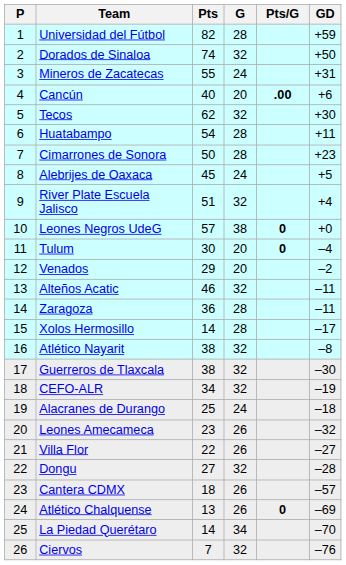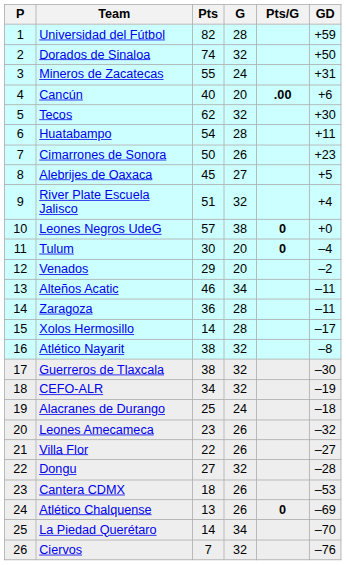(240, 154) 28 -> (240, 154) 26
(240, 174) 24 -> (240, 174) 27
(240, 289) 32 -> (240, 289) 34
(325, 489) –57 -> (325, 489) –53
